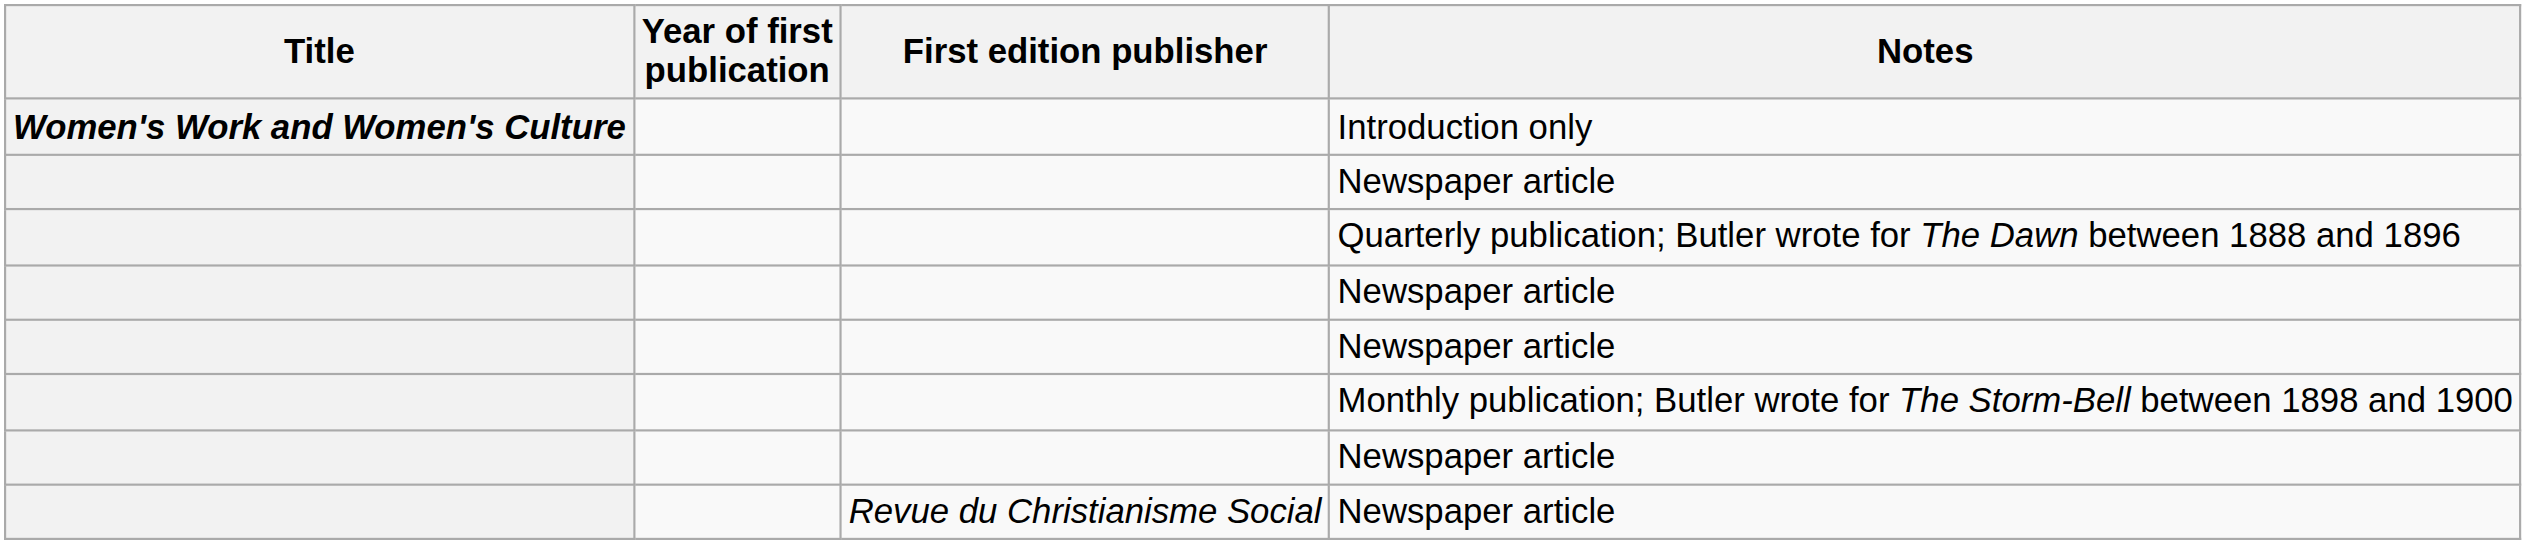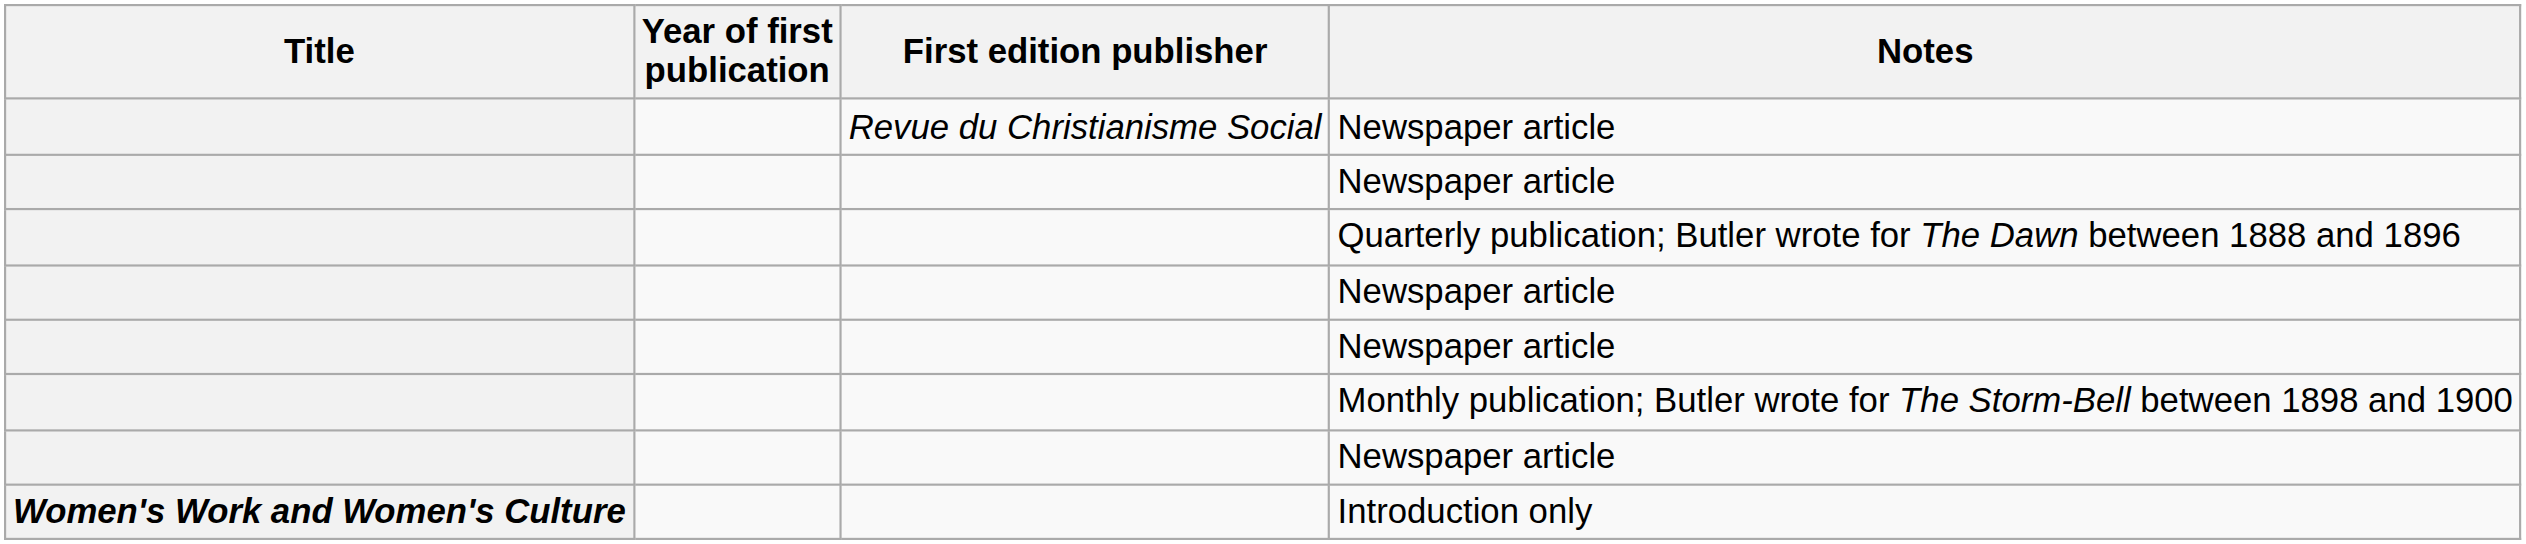rows swapped: (1085, 127) <-> (1085, 511)
